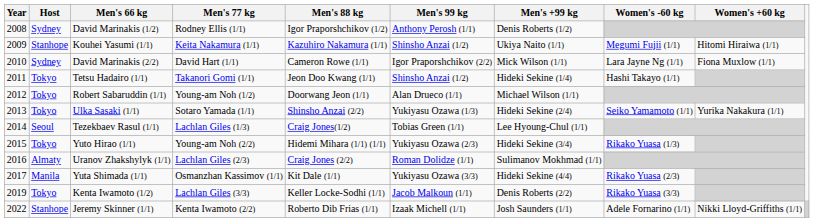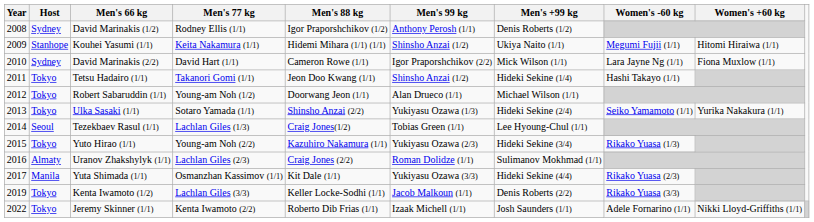(337, 45) Kazuhiro Nakamura (1/1) -> (337, 45) Hidemi Mihara (1/1) (1/1)
(337, 144) Hidemi Mihara (1/1) (1/1) -> (337, 144) Kazuhiro Nakamura (1/1)
(50, 209) Stanhope -> (44, 209) Tokyo
